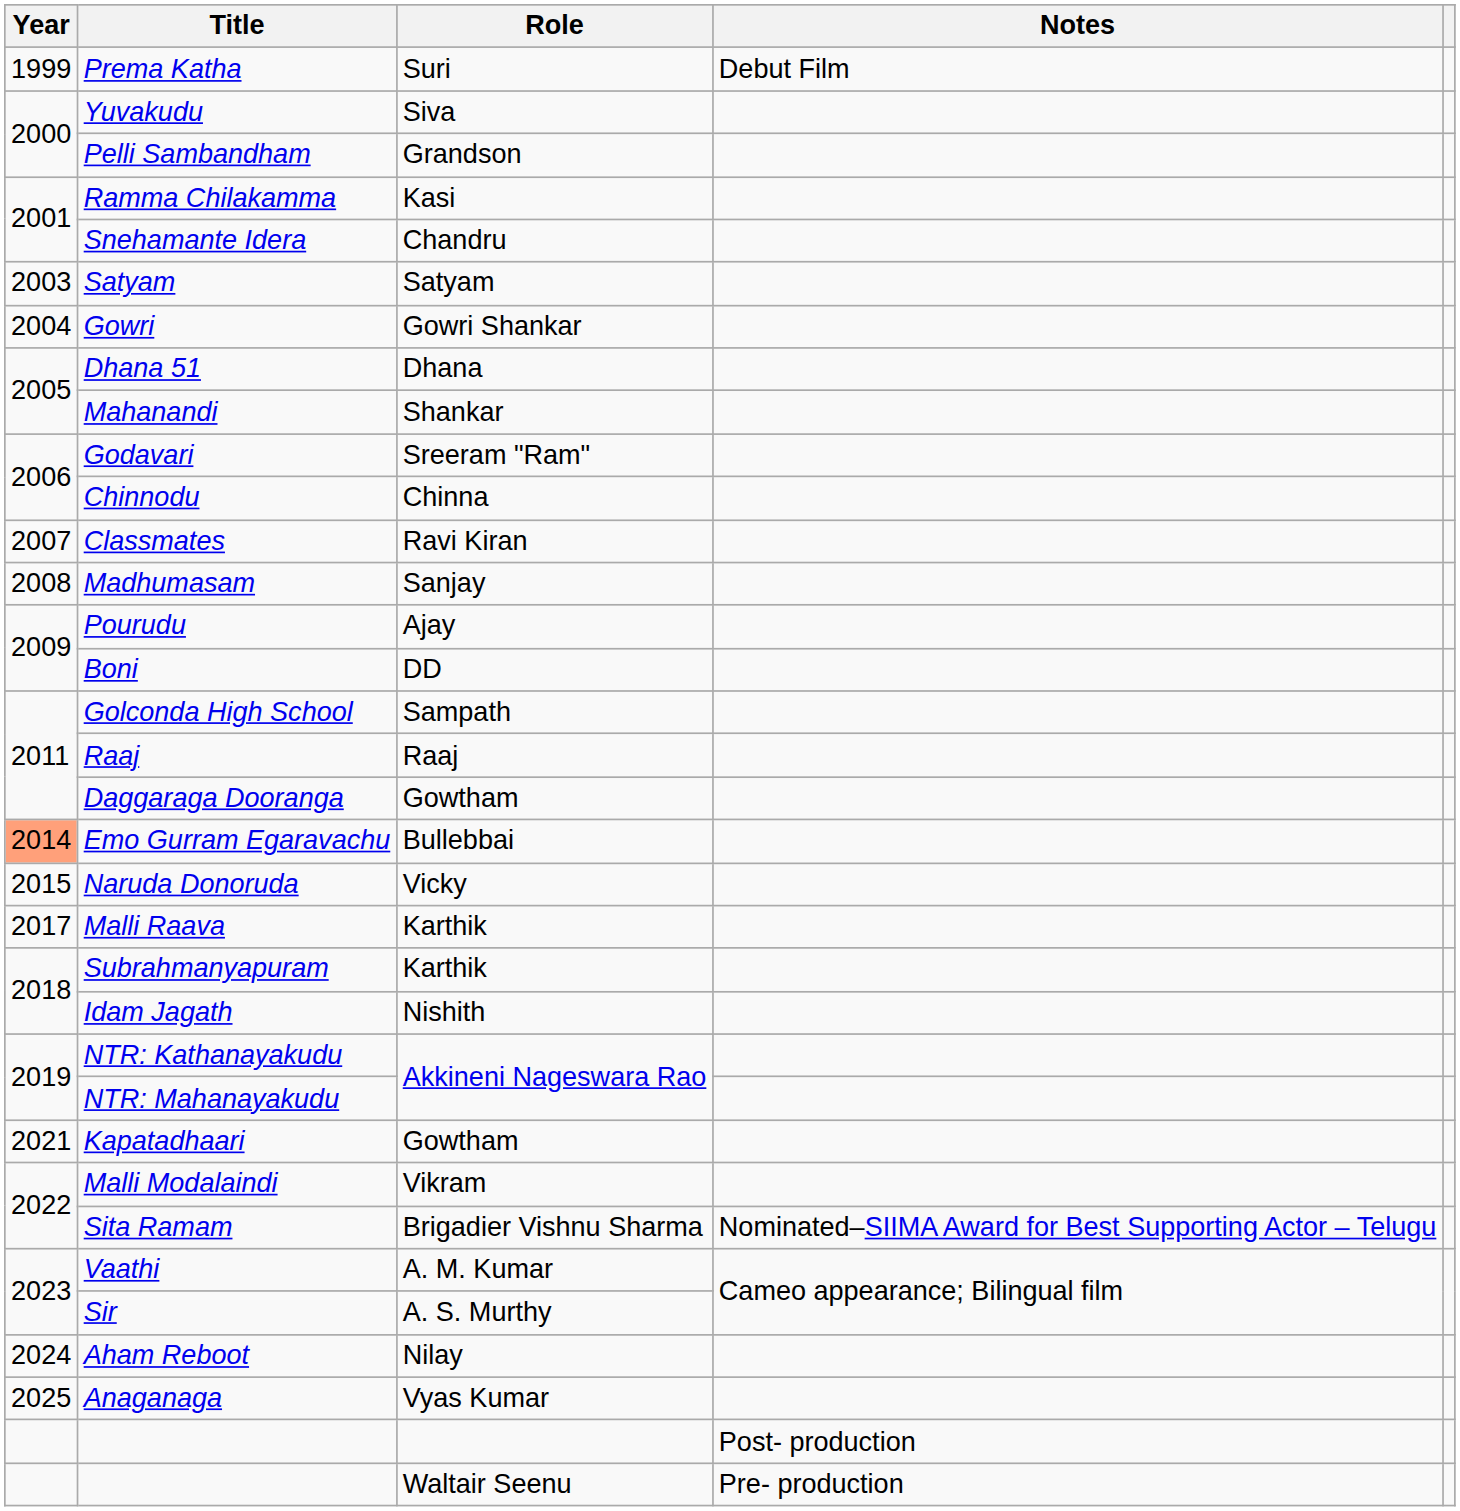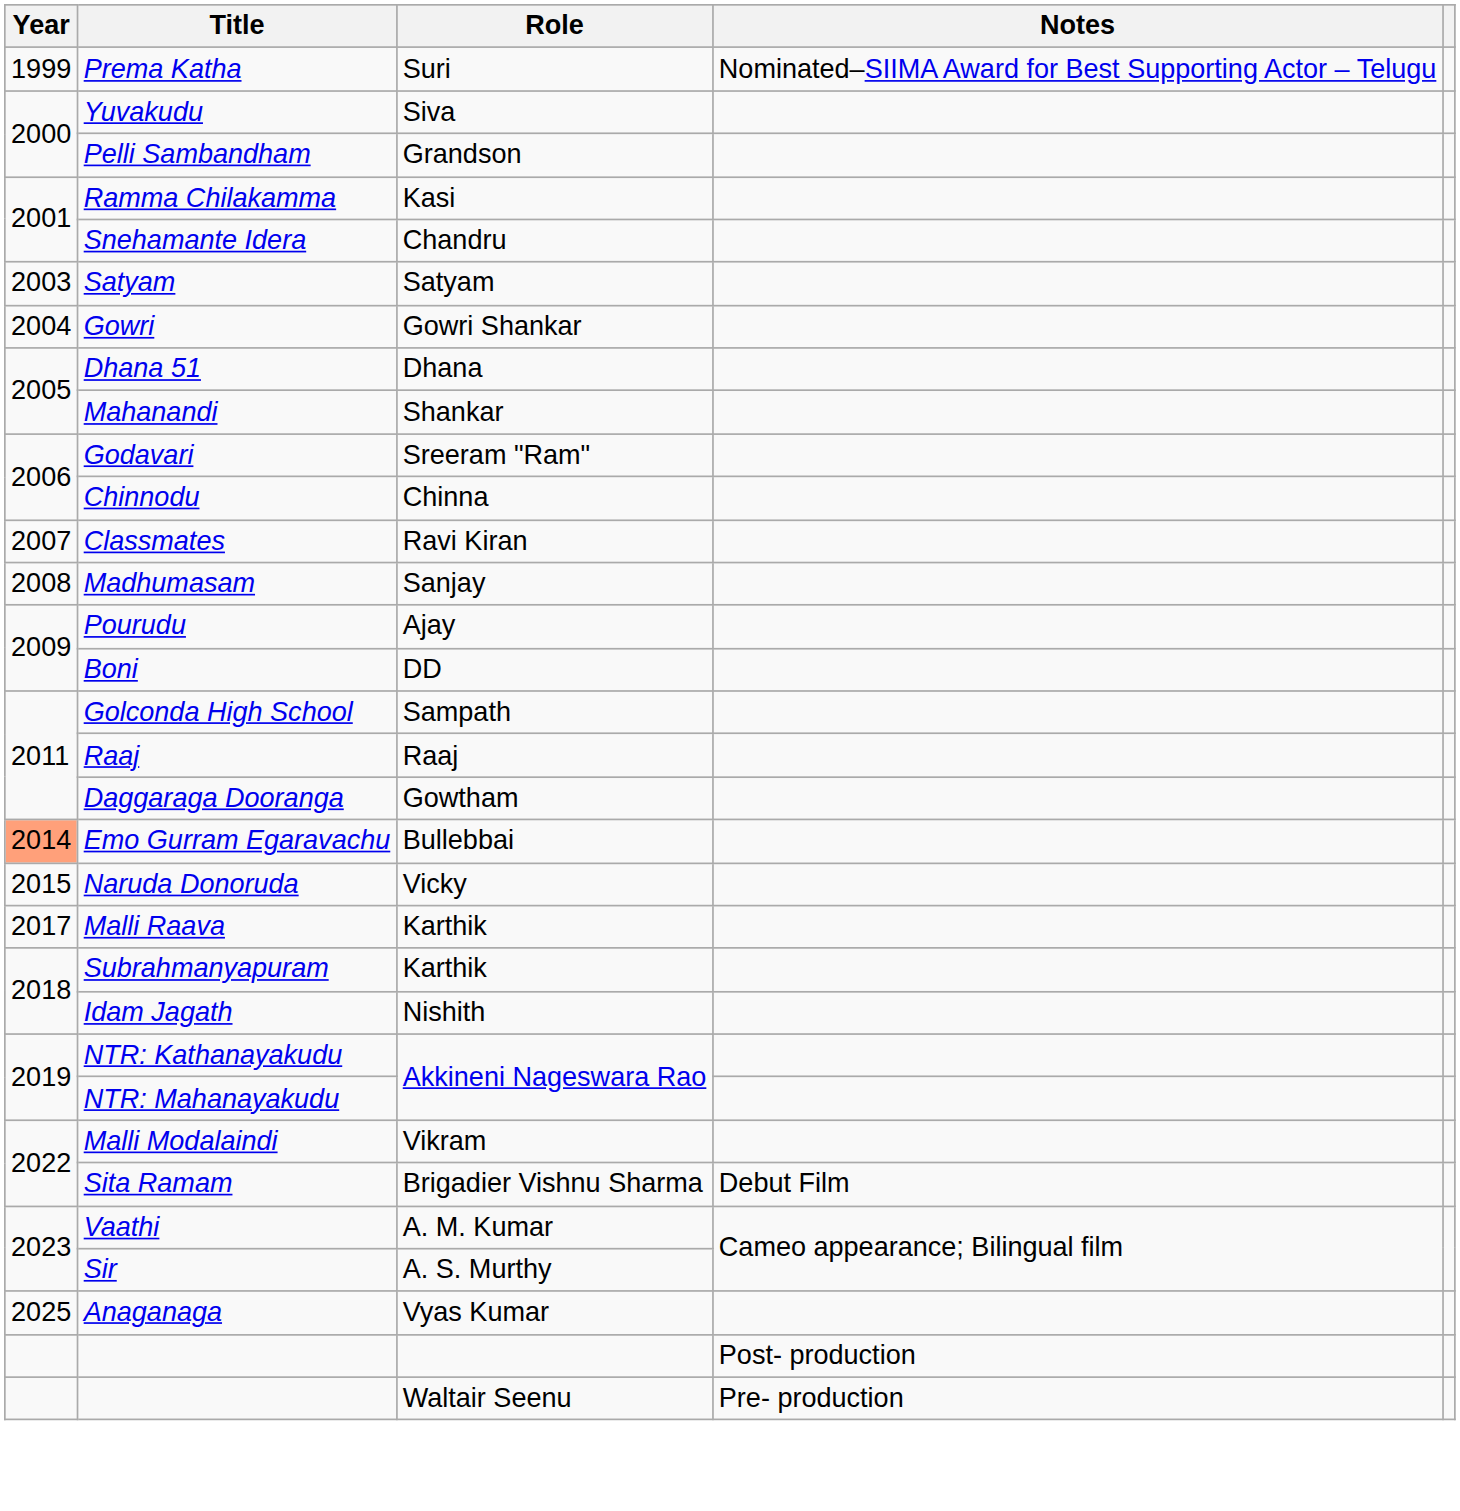(784, 68) Debut Film -> (1078, 68) Nominated–SIIMA Award for Best Supporting Actor – Telugu
- row: (164, 1140)
(1078, 1226) Nominated–SIIMA Award for Best Supporting Actor – Telugu -> (784, 1183) Debut Film
- row: (166, 1355)
